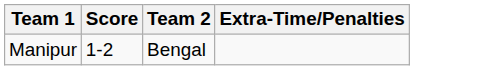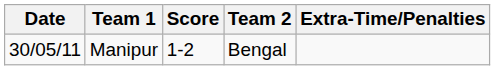+ column: (45, 19)
